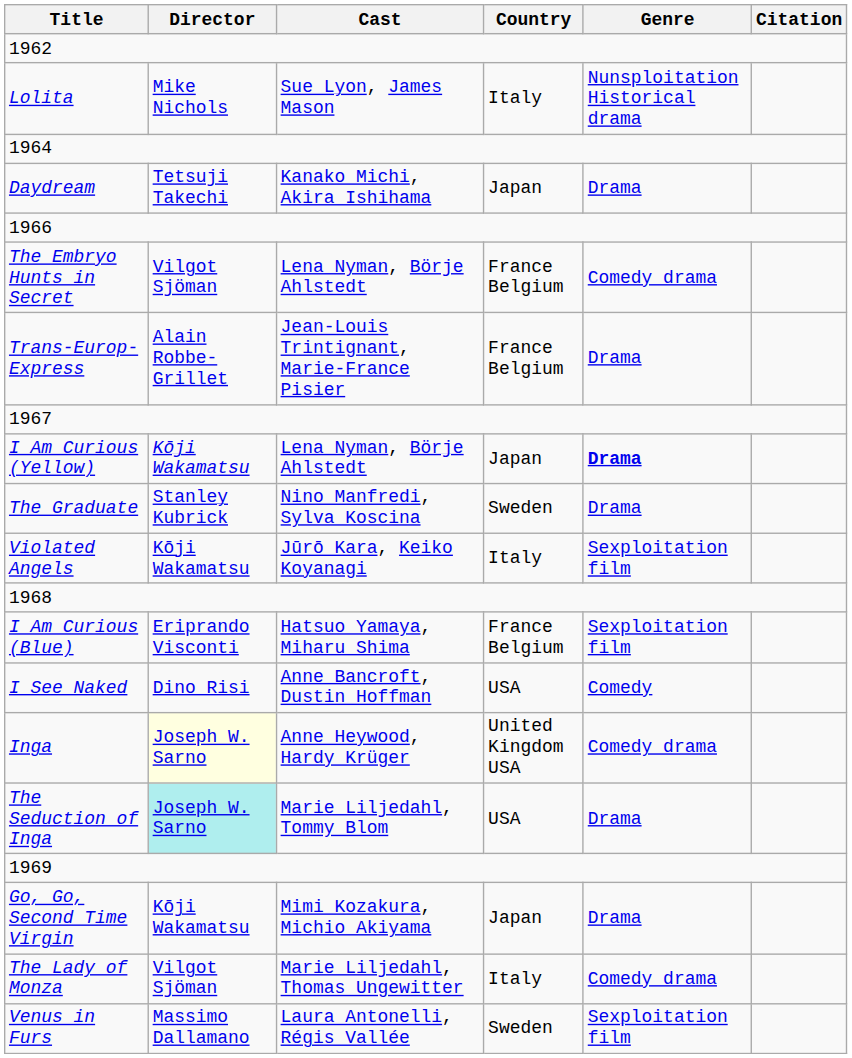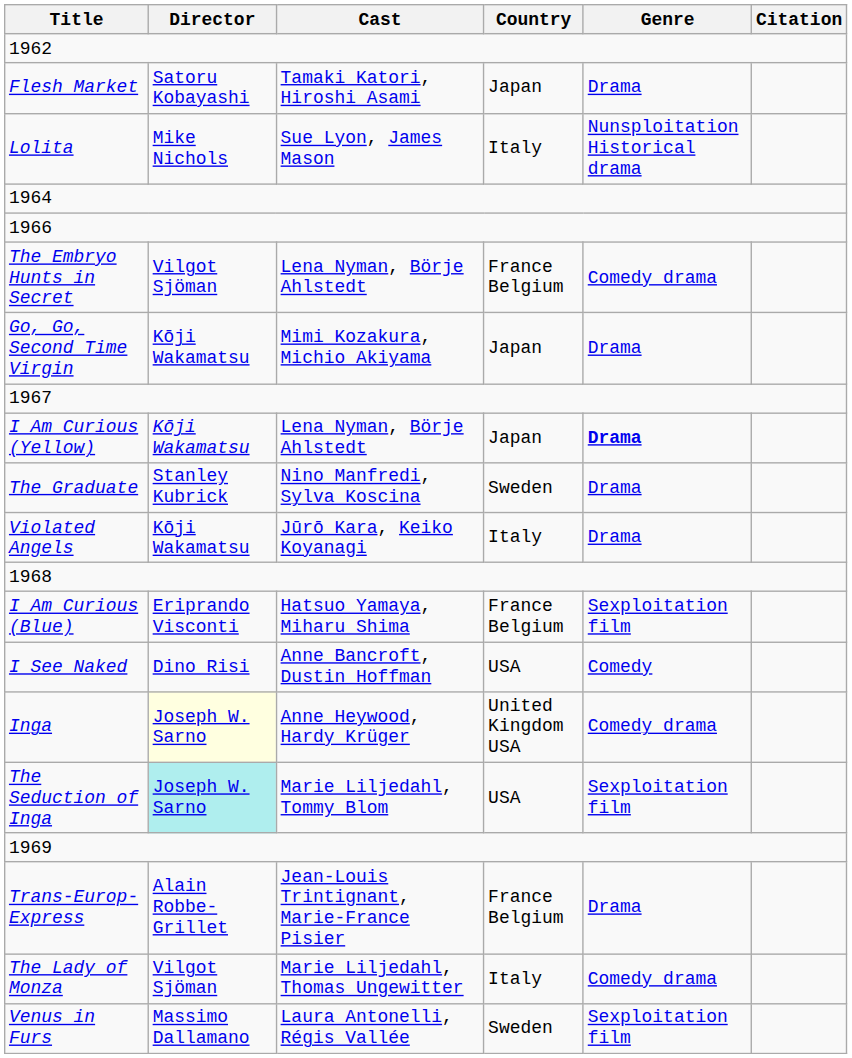+ row: (74, 88)
- row: (52, 188)
rows swapped: (74, 359) <-> (68, 918)
(658, 558) Sexploitation film -> (615, 538) Drama
(615, 818) Drama -> (658, 798) Sexploitation film
